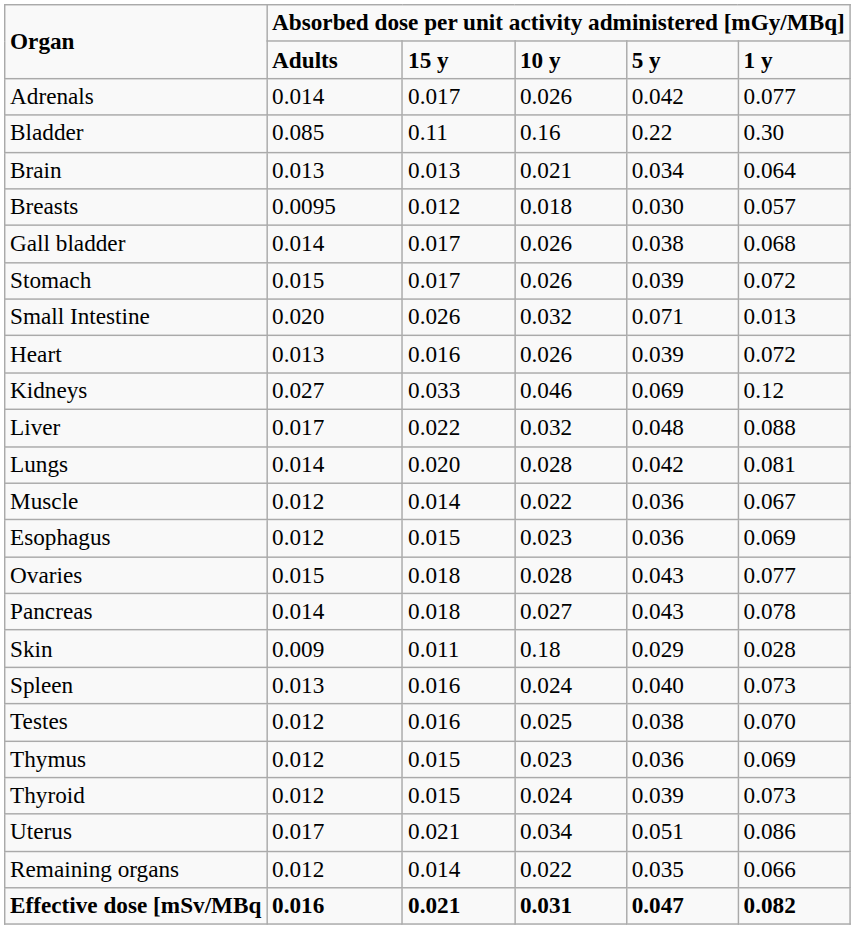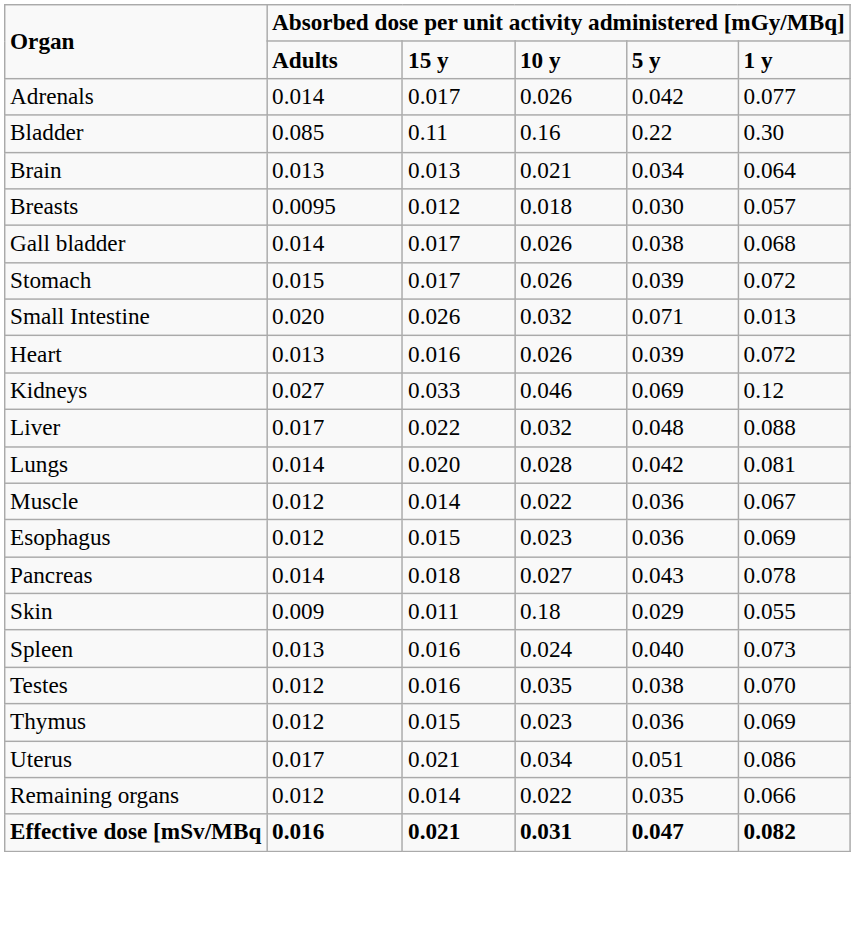- row: (46, 574)
(770, 648) 0.028 -> (770, 611) 0.055
(546, 721) 0.025 -> (546, 685) 0.035
- row: (47, 795)
